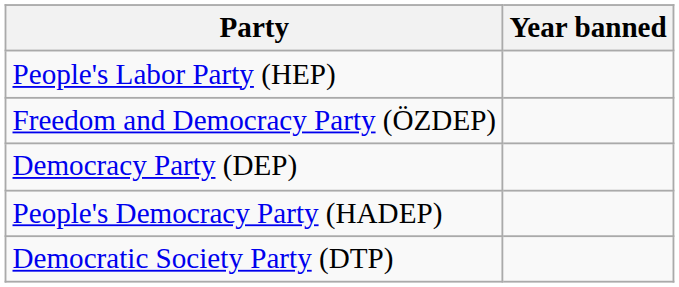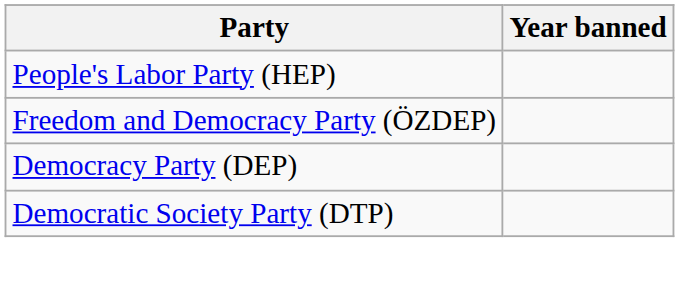- row: (227, 212)
